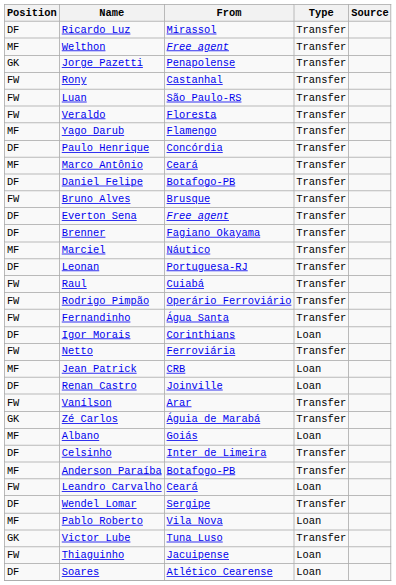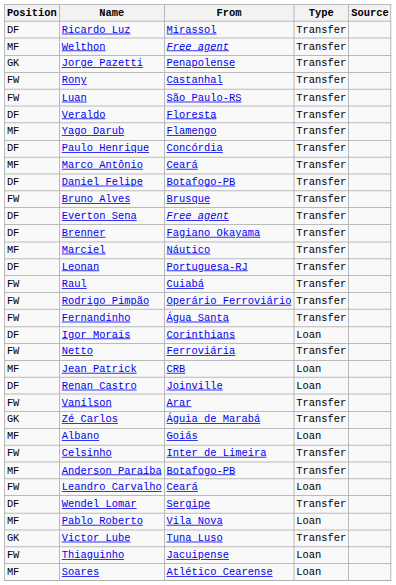(13, 115) FW -> (13, 115) DF
(13, 454) DF -> (13, 454) FW
(13, 572) DF -> (13, 572) MF
